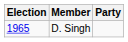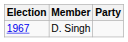(18, 28) 1965 -> (18, 28) 1967
